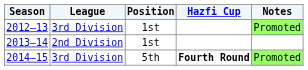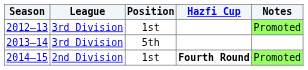(87, 42) 2nd Division -> (87, 42) 3rd Division
(151, 42) 1st -> (151, 42) 5th
(87, 58) 3rd Division -> (87, 58) 2nd Division
(151, 58) 5th -> (151, 58) 1st
